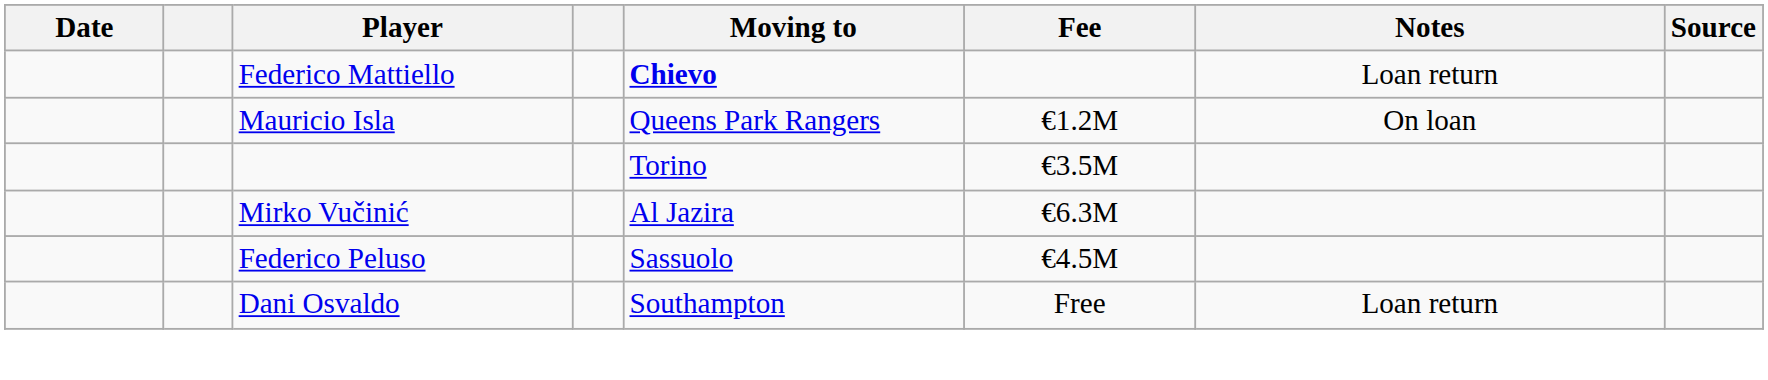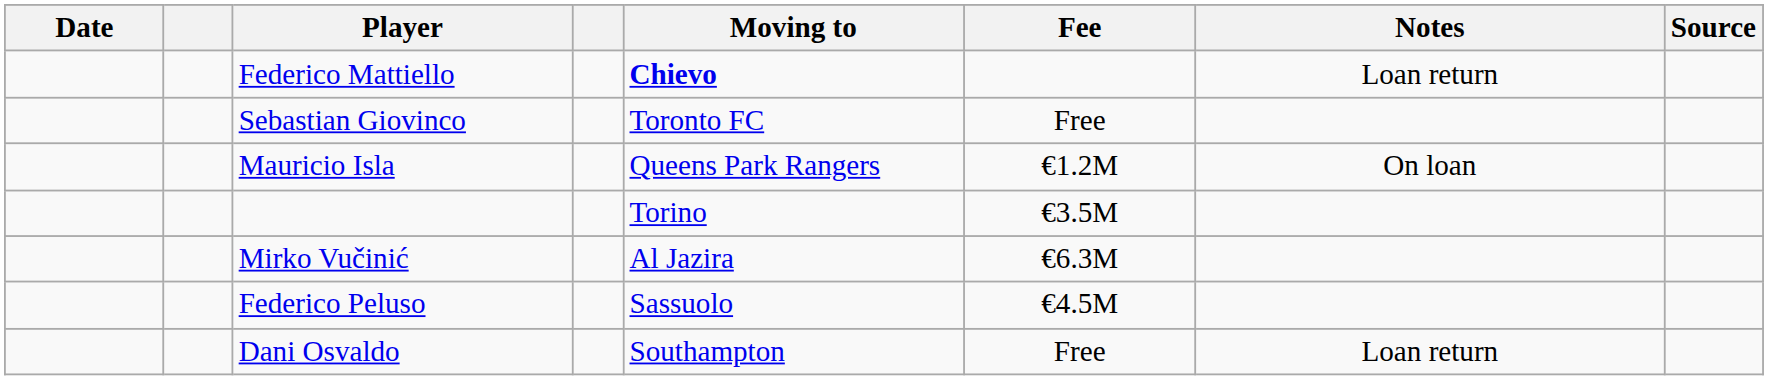+ row: (352, 119)
